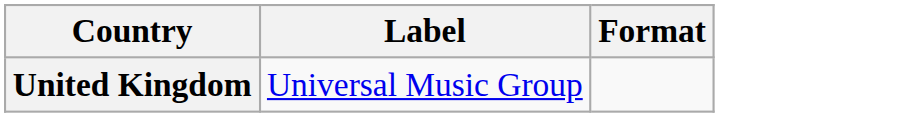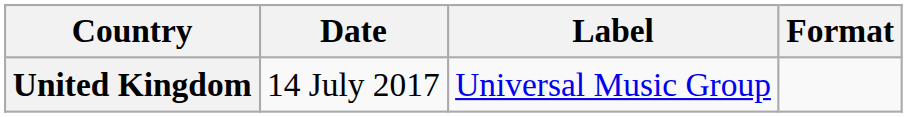+ column: (353, 31)
